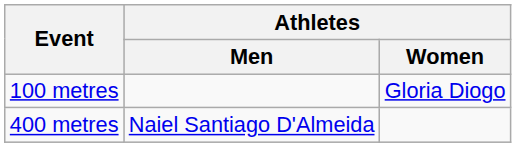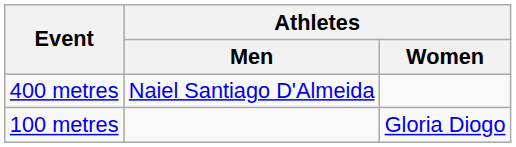rows swapped: (64, 91) <-> (64, 125)
